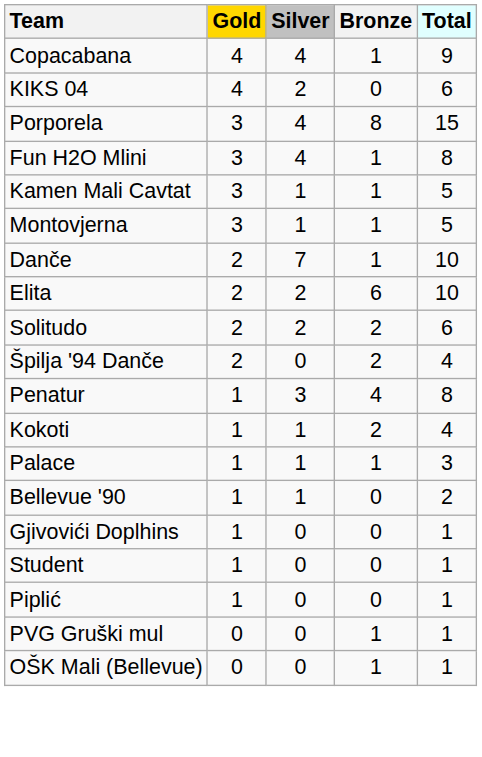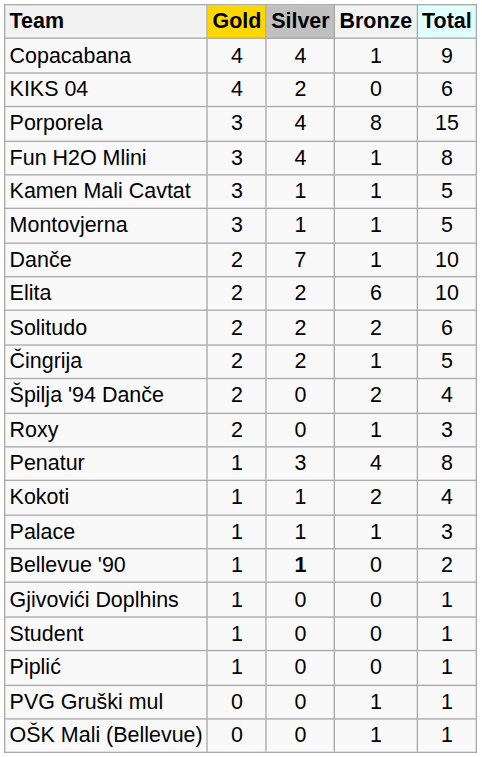+ row: (46, 361)
+ row: (34, 429)
(300, 497) normal -> (300, 565) bold
